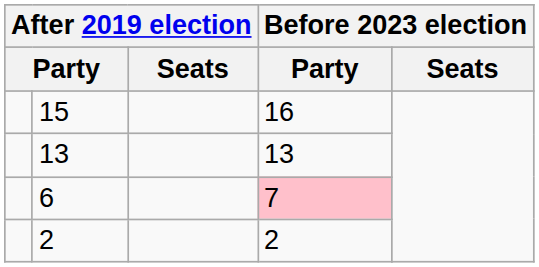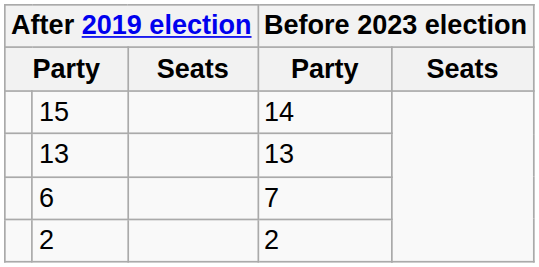(279, 111) 16 -> (279, 111) 14
(272, 197) pink background -> (272, 197) no background
